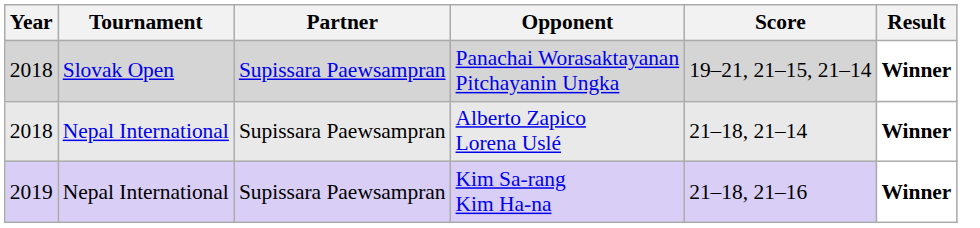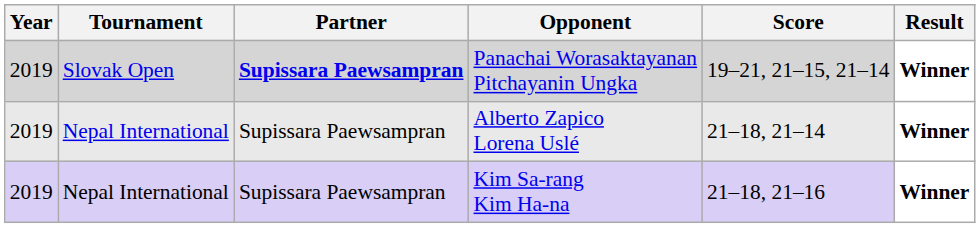(31, 70) 2018 -> (31, 70) 2019
(342, 70) normal -> (351, 70) bold
(31, 131) 2018 -> (31, 131) 2019
